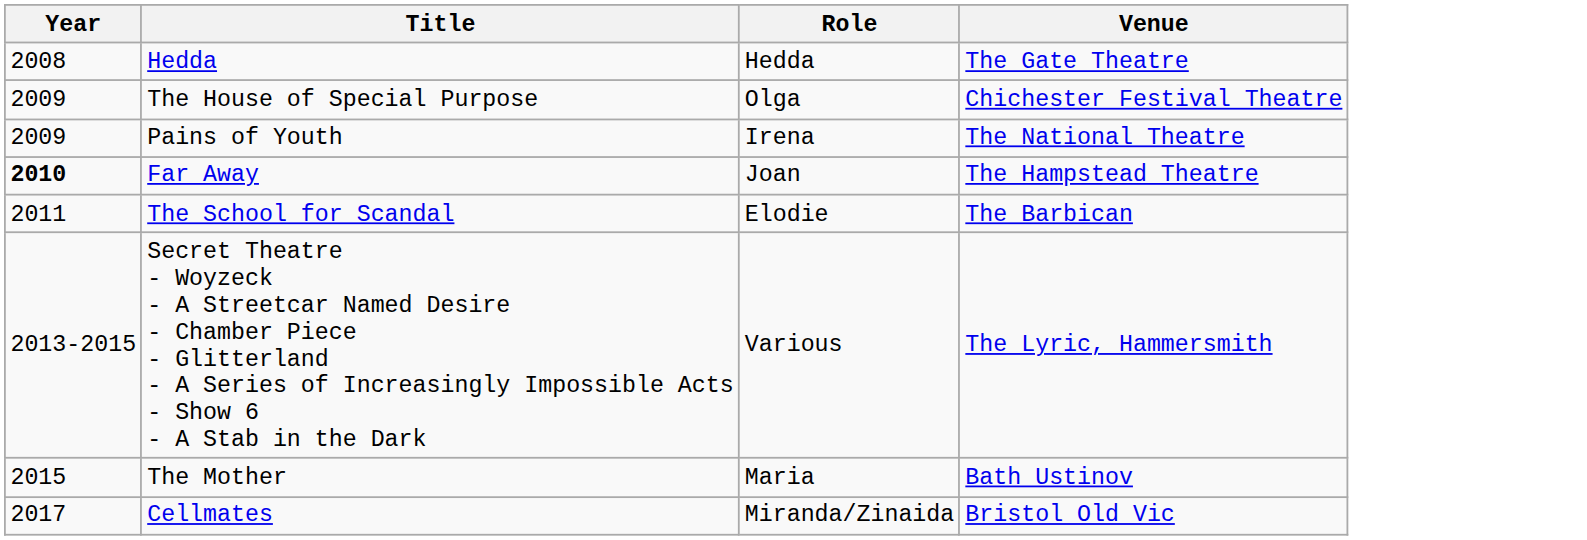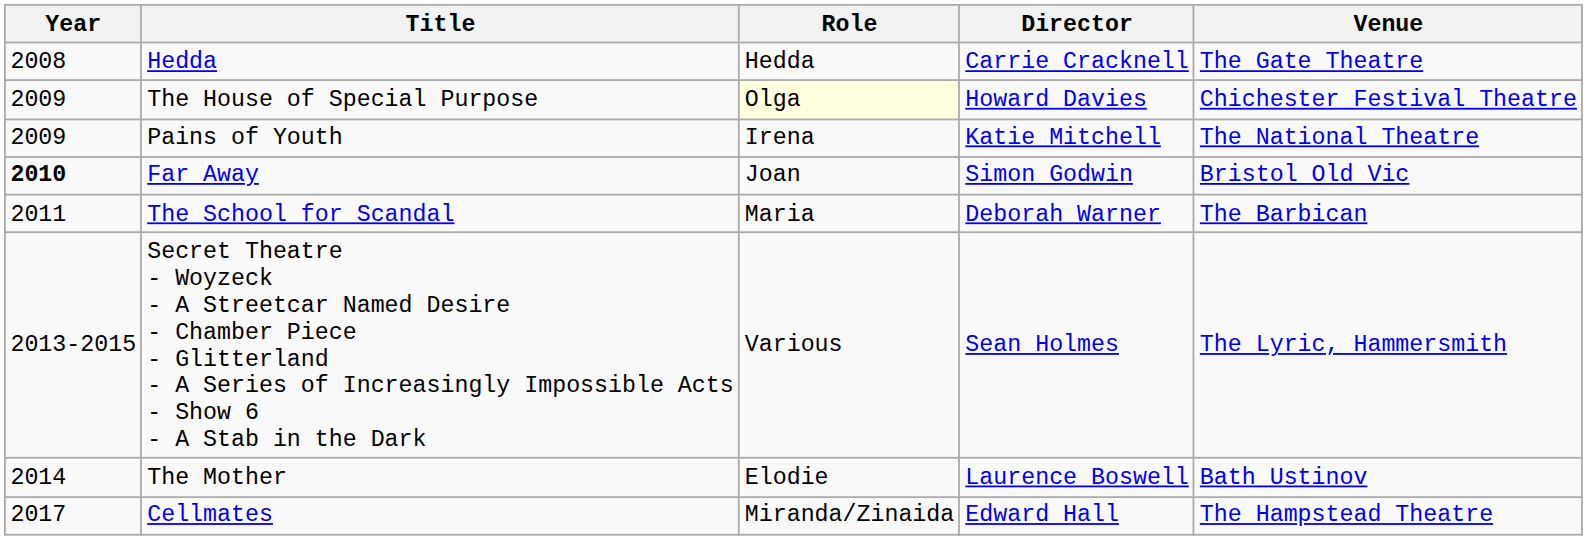+ column: (1077, 24)
(773, 100) no background -> (773, 100) lightyellow background
(1112, 176) The Hampstead Theatre -> (1305, 176) Bristol Old Vic
(787, 213) Elodie -> (780, 213) Maria
(38, 477) 2015 -> (38, 477) 2014
(780, 477) Maria -> (787, 477) Elodie
(1070, 515) Bristol Old Vic -> (1346, 515) The Hampstead Theatre
